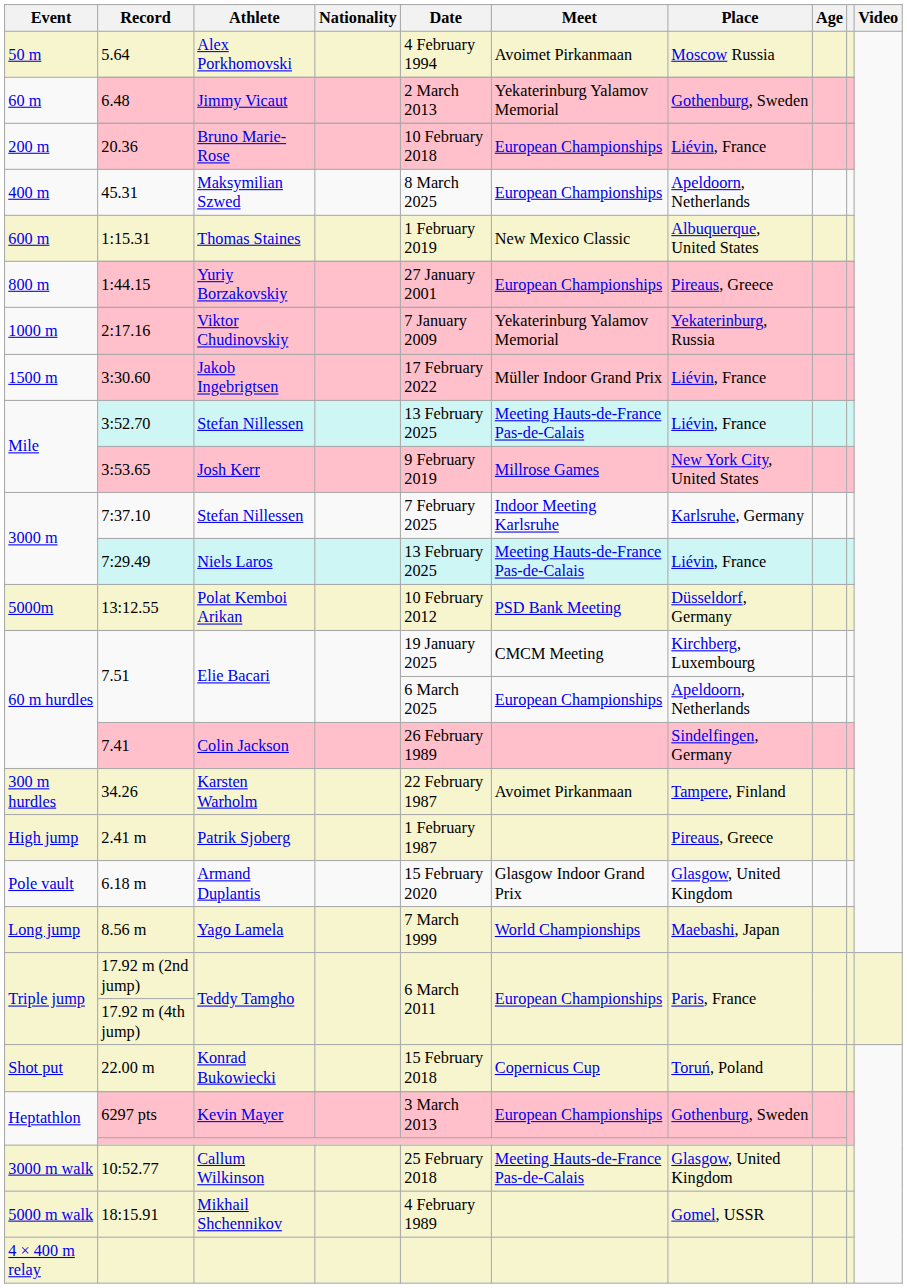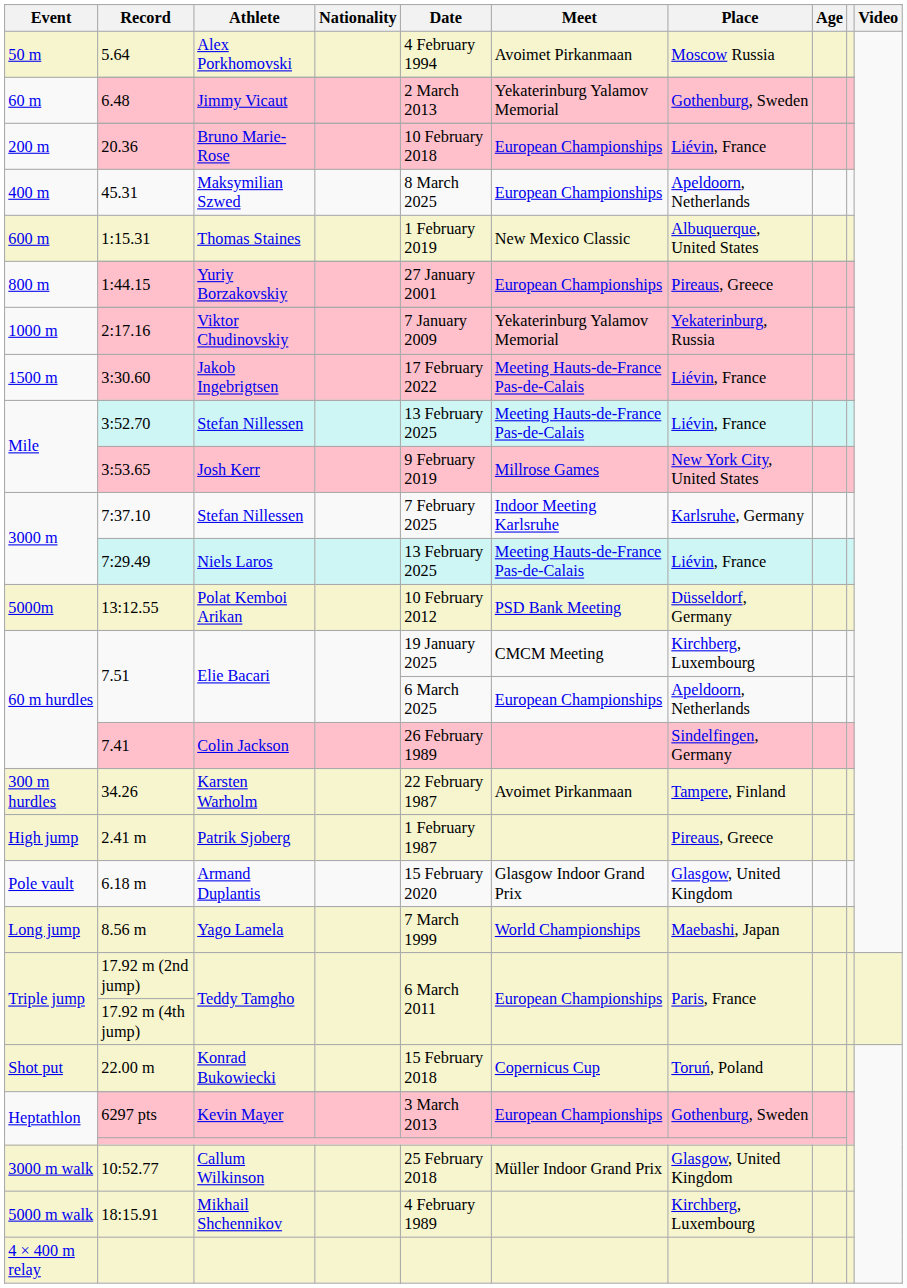(579, 377) Müller Indoor Grand Prix -> (578, 377) Meeting Hauts-de-France Pas-de-Calais
(578, 1167) Meeting Hauts-de-France Pas-de-Calais -> (579, 1167) Müller Indoor Grand Prix
(718, 1214) Gomel, USSR -> (713, 1214) Kirchberg, Luxembourg
